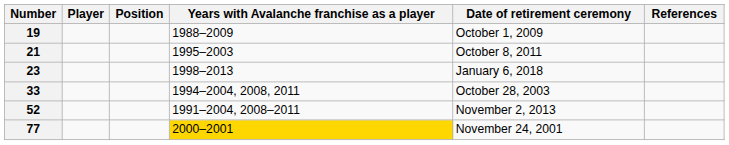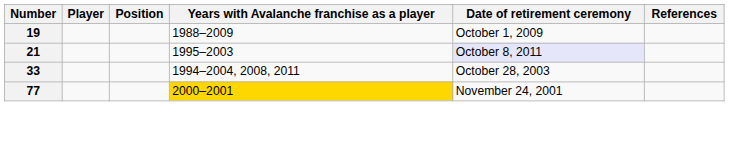(499, 52) no background -> (499, 52) lavender background
- row: (33, 71)
- row: (33, 110)
